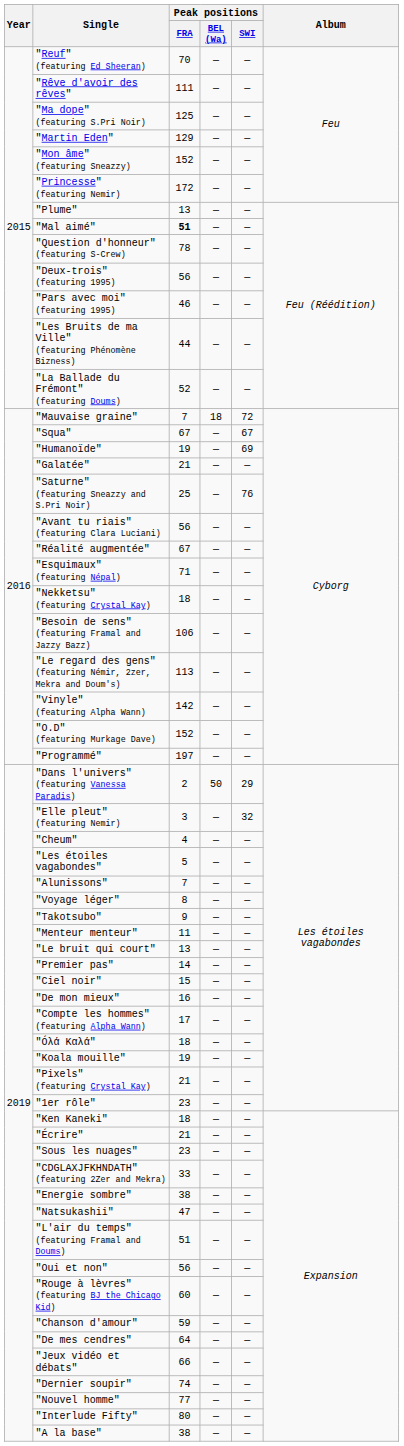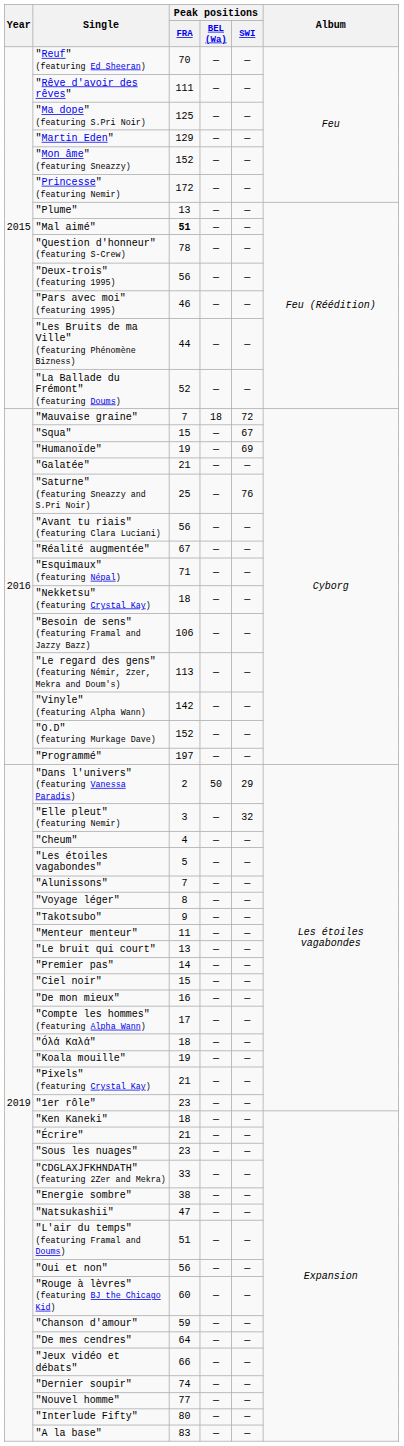(185, 433) 67 -> (185, 433) 15
(185, 1433) 38 -> (185, 1433) 83
